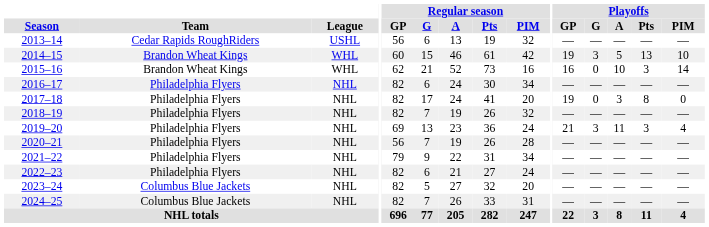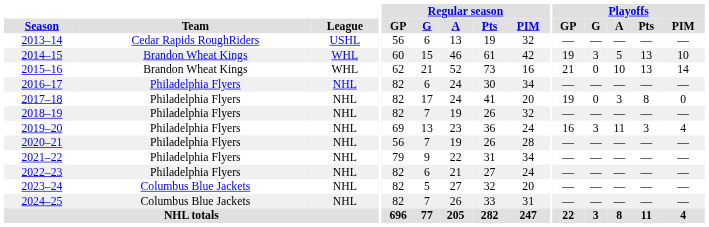(568, 69) 16 -> (568, 69) 21
(646, 69) 3 -> (646, 69) 13
(568, 128) 21 -> (568, 128) 16
